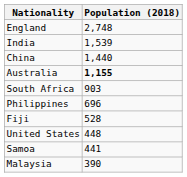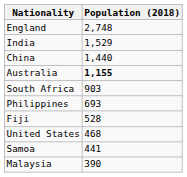(98, 42) 1,539 -> (98, 42) 1,529
(93, 104) 696 -> (93, 104) 693
(93, 134) 448 -> (93, 134) 468
